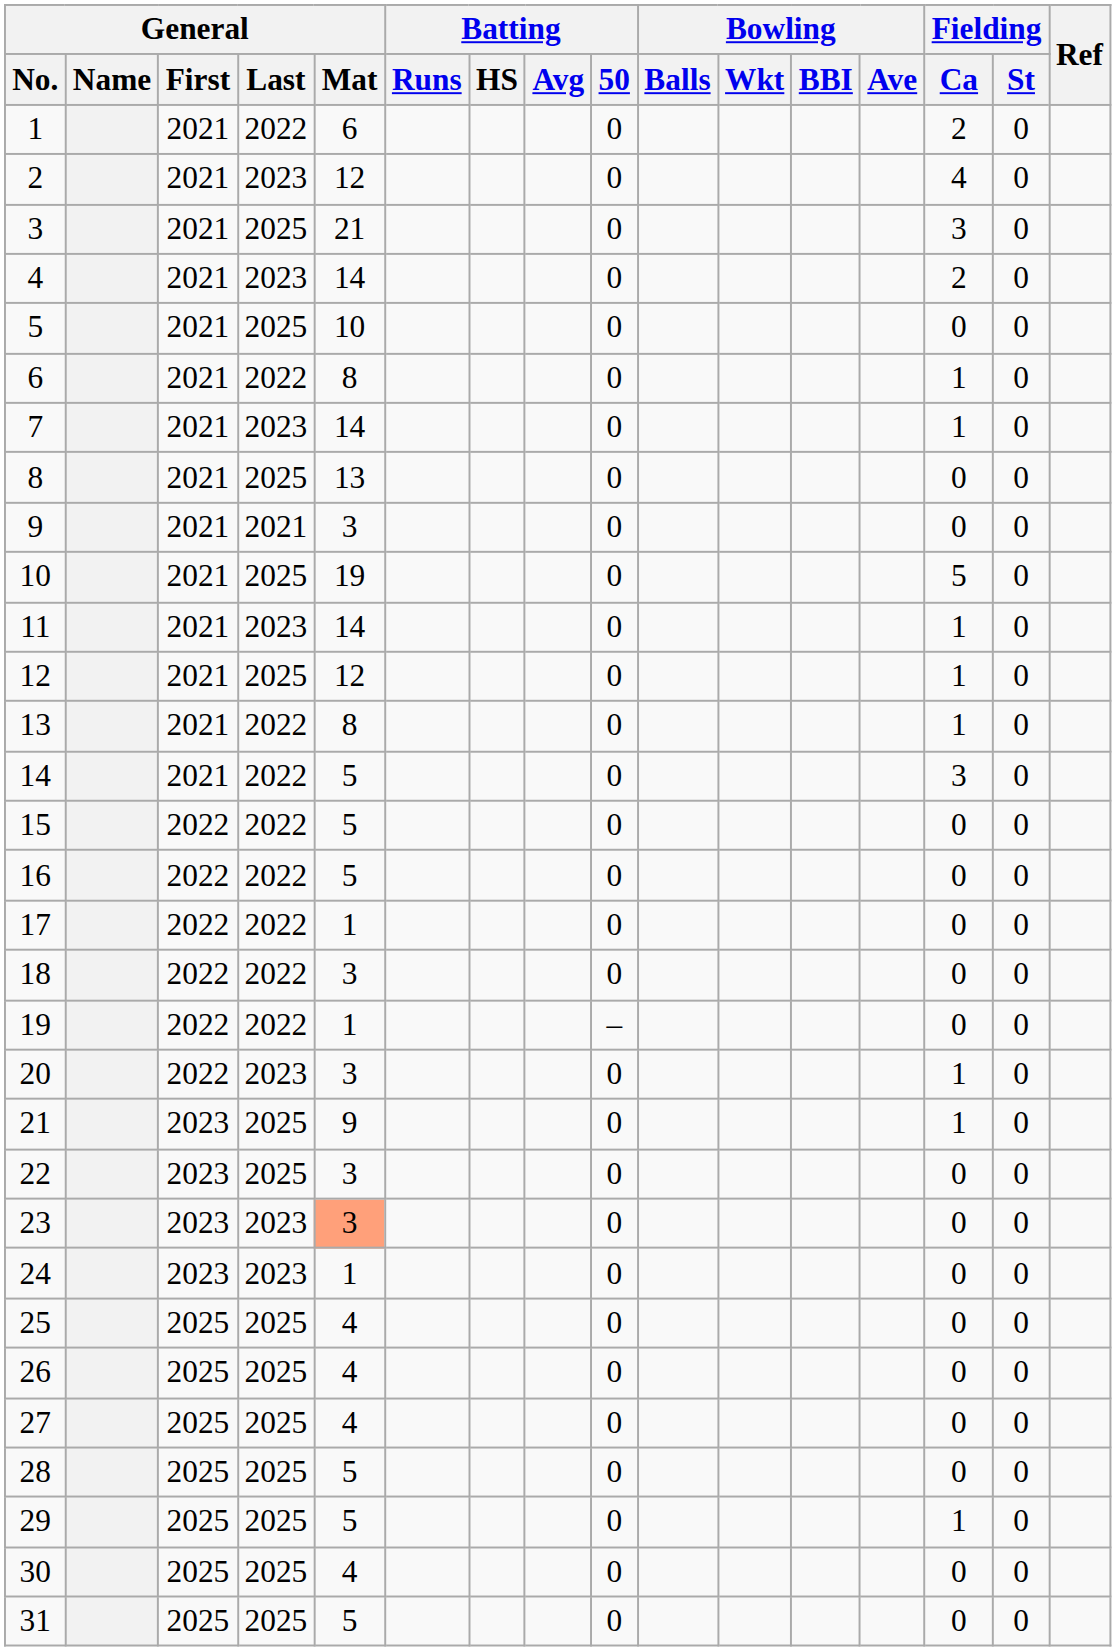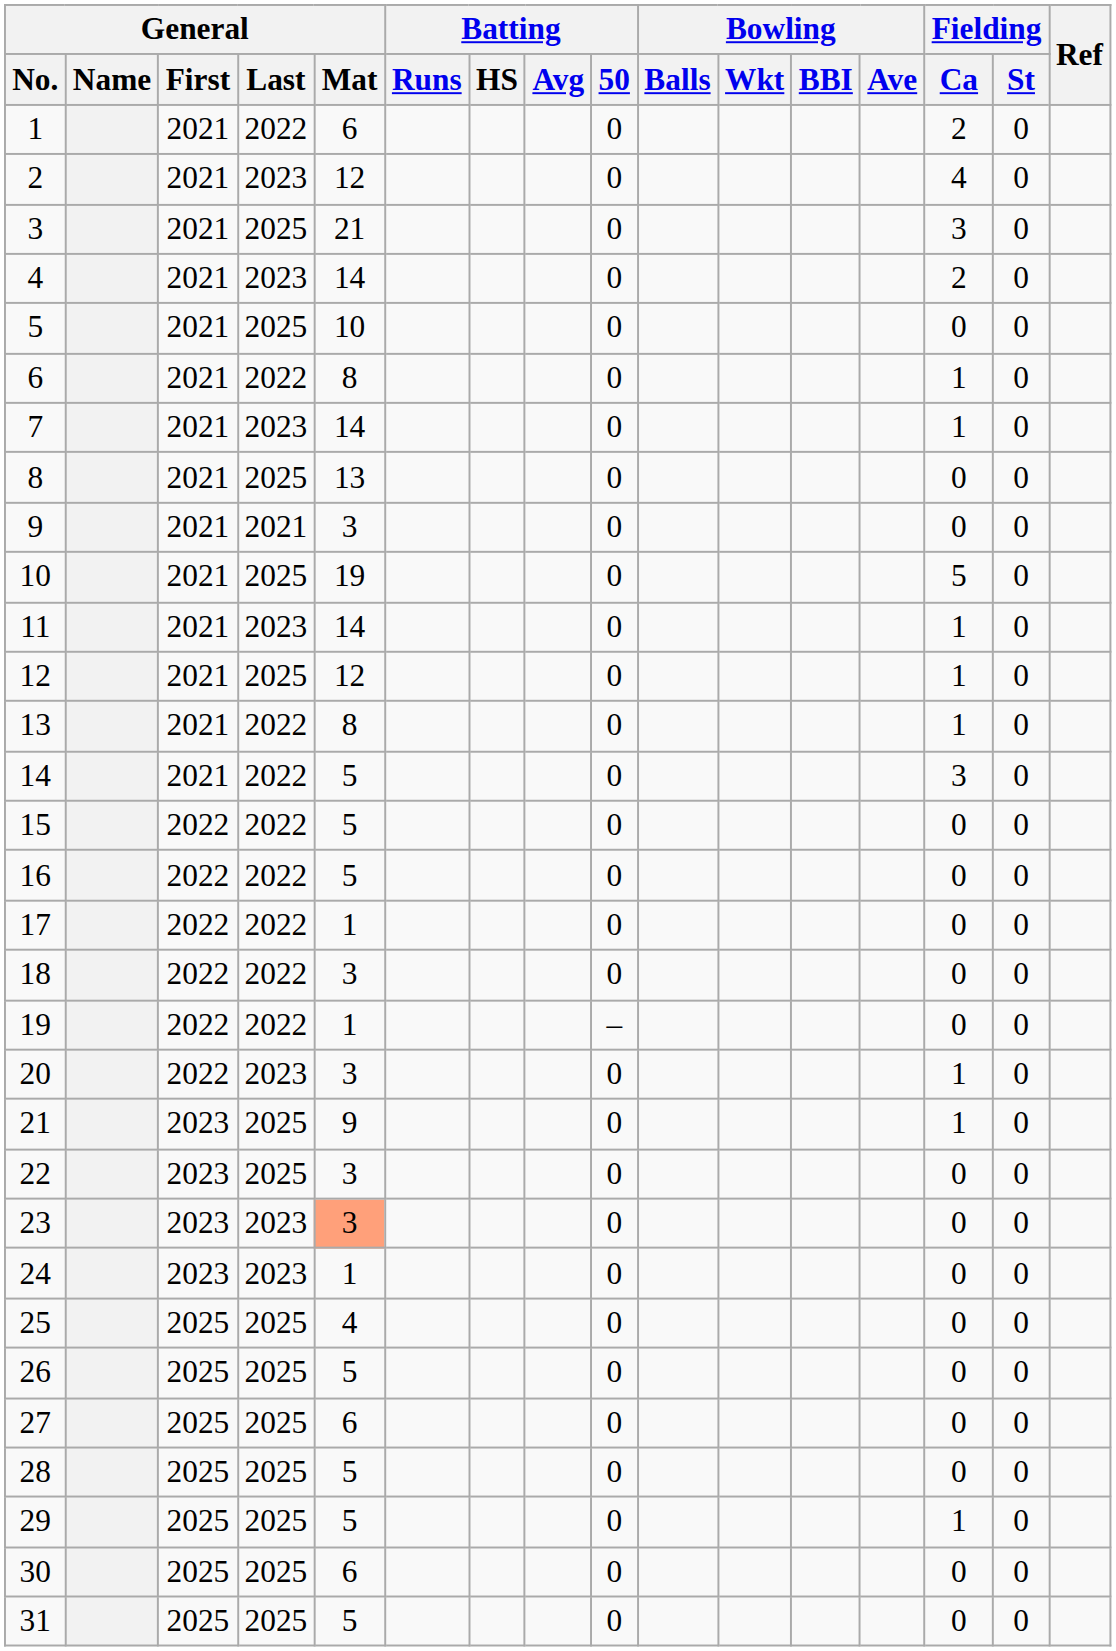(350, 1372) 4 -> (350, 1372) 5
(350, 1421) 4 -> (350, 1421) 6
(350, 1571) 4 -> (350, 1571) 6
